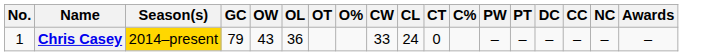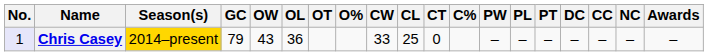+ column: (523, 16)
(20, 39) no background -> (20, 39) lavender background
(410, 39) 24 -> (410, 39) 25
